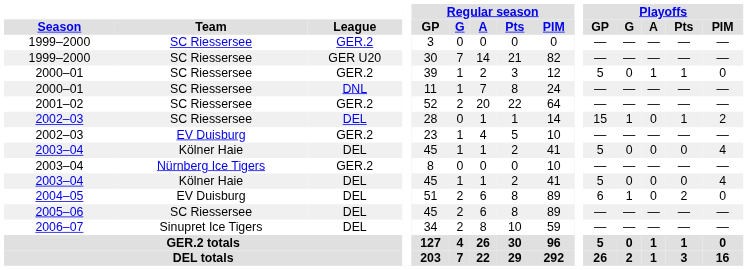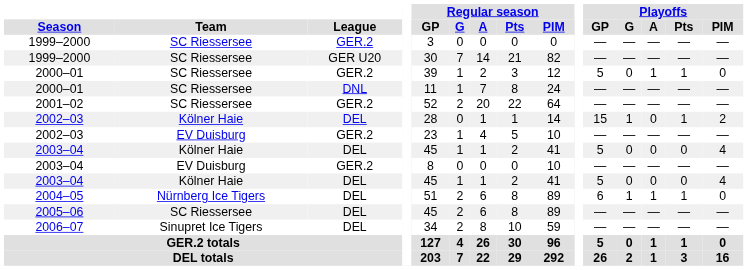(211, 119) SC Riessersee -> (211, 119) Kölner Haie
(211, 165) Nürnberg Ice Tigers -> (211, 165) EV Duisburg
(211, 196) EV Duisburg -> (211, 196) Nürnberg Ice Tigers
(654, 196) 0 -> (654, 196) 1
(684, 196) 2 -> (684, 196) 1
